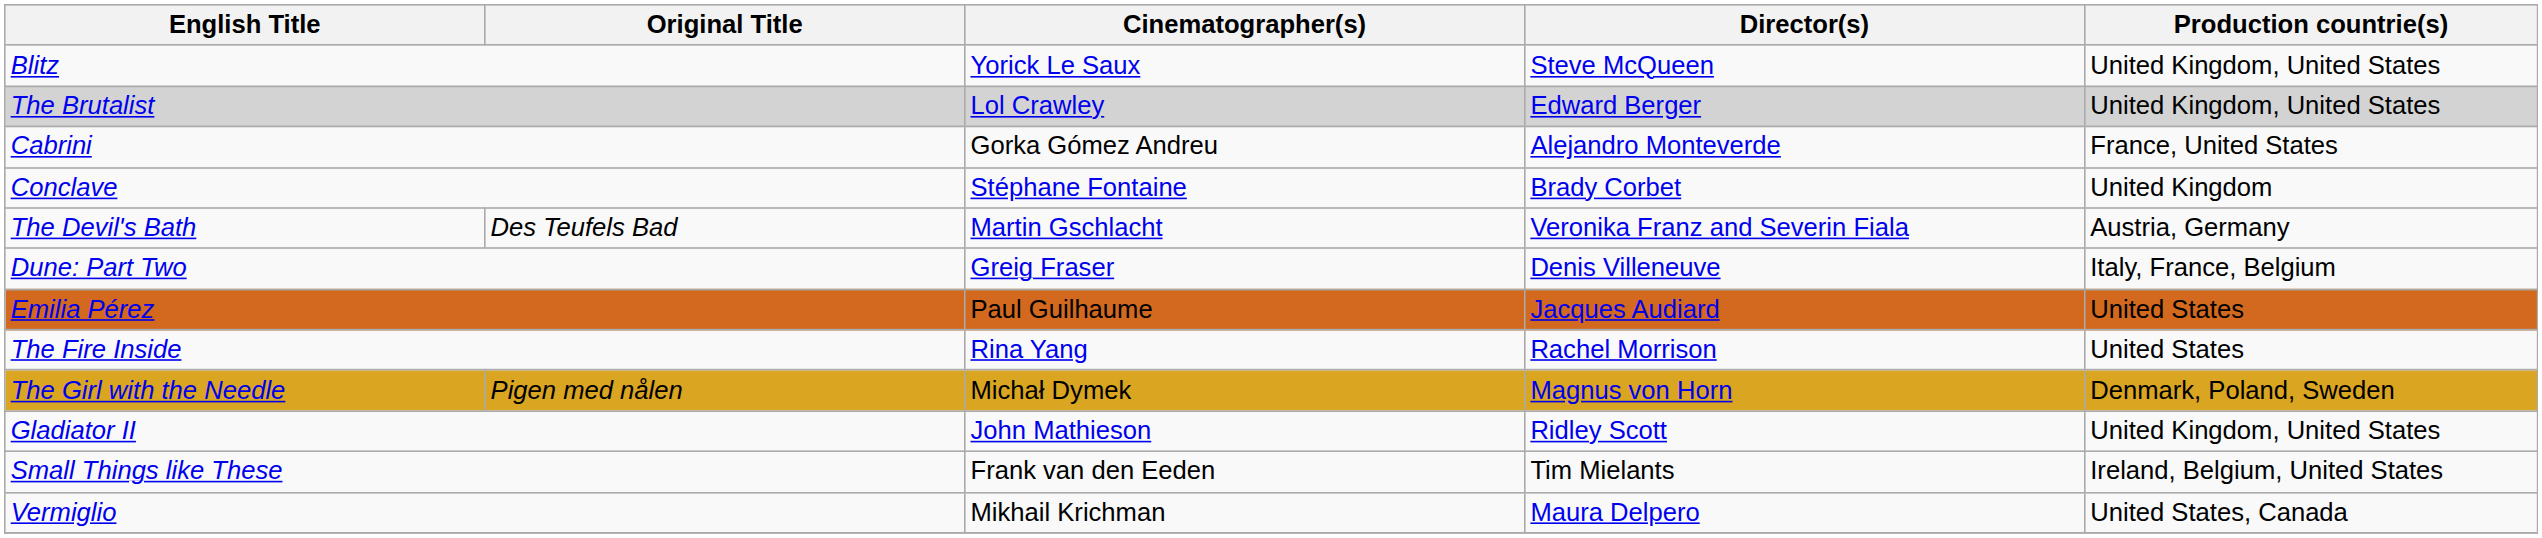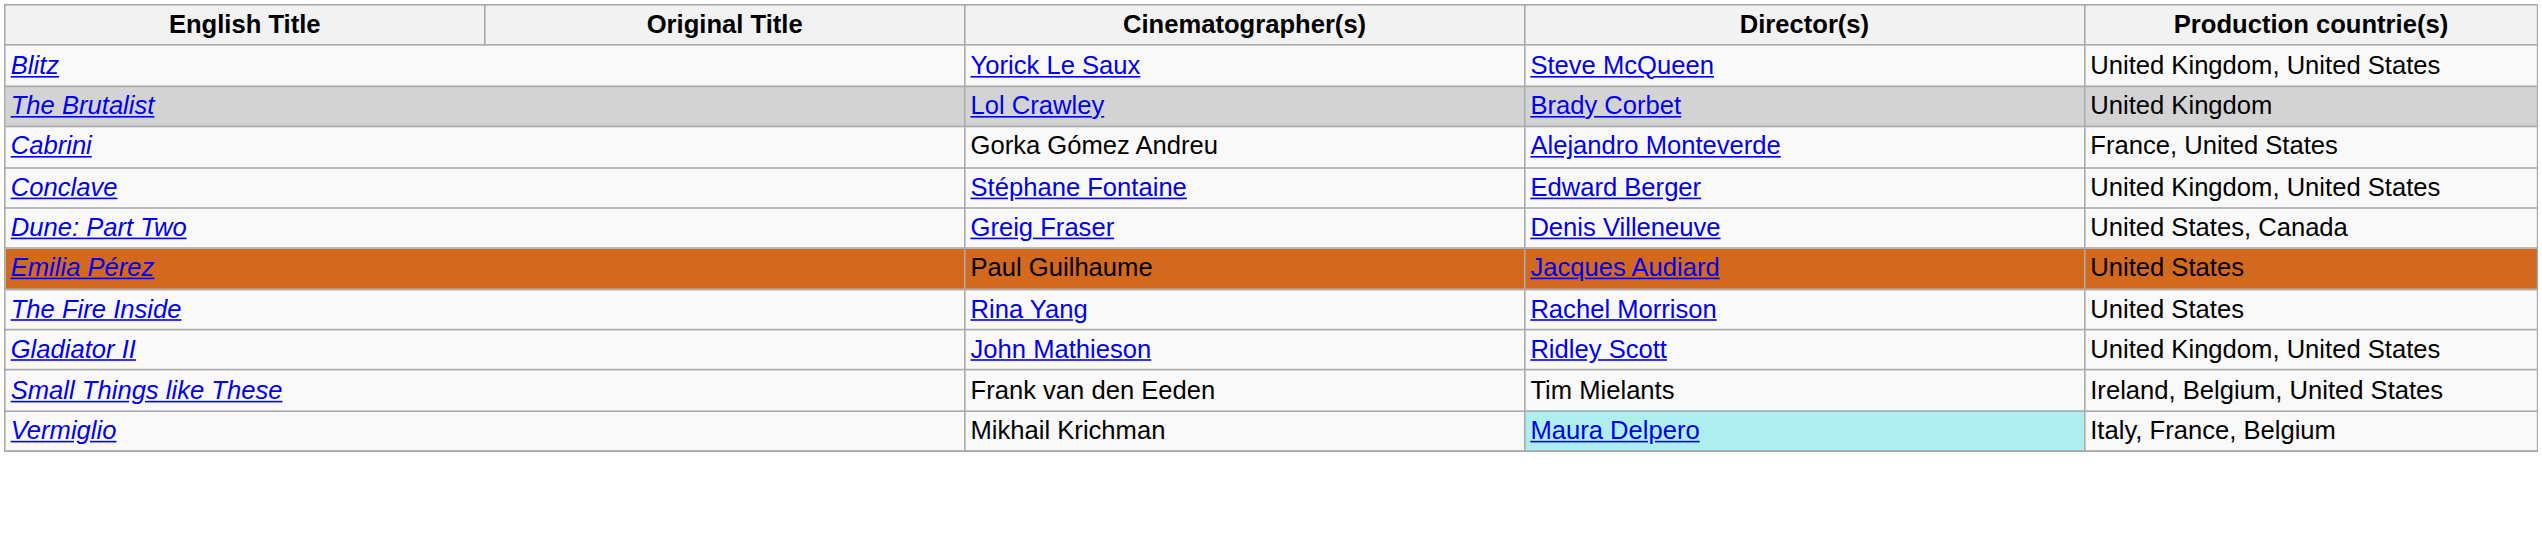(1616, 106) Edward Berger -> (1606, 106) Brady Corbet
(2265, 106) United Kingdom, United States -> (2181, 106) United Kingdom
(1606, 187) Brady Corbet -> (1616, 187) Edward Berger
(2181, 187) United Kingdom -> (2265, 187) United Kingdom, United States
- row: (104, 227)
(2213, 268) Italy, France, Belgium -> (2219, 227) United States, Canada
- row: (148, 390)
(1615, 512) no background -> (1615, 430) paleturquoise background
(2219, 512) United States, Canada -> (2213, 430) Italy, France, Belgium
